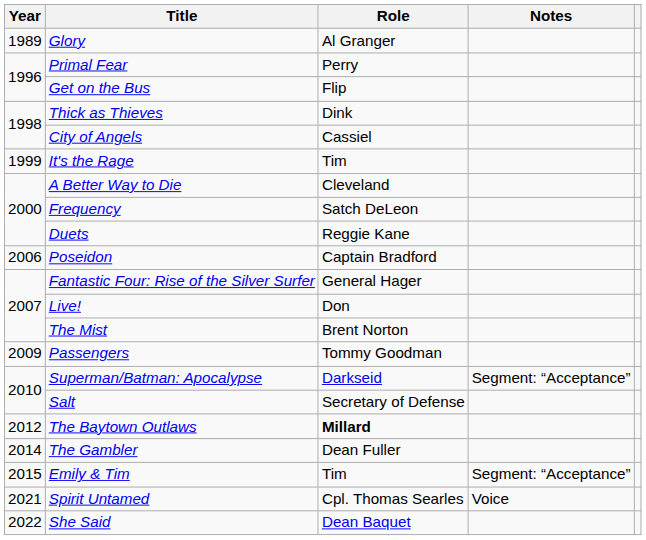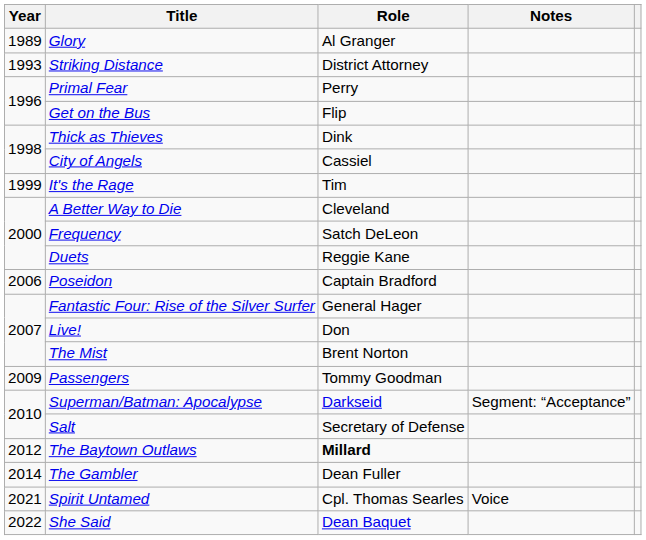+ row: (106, 64)
- row: (89, 474)
